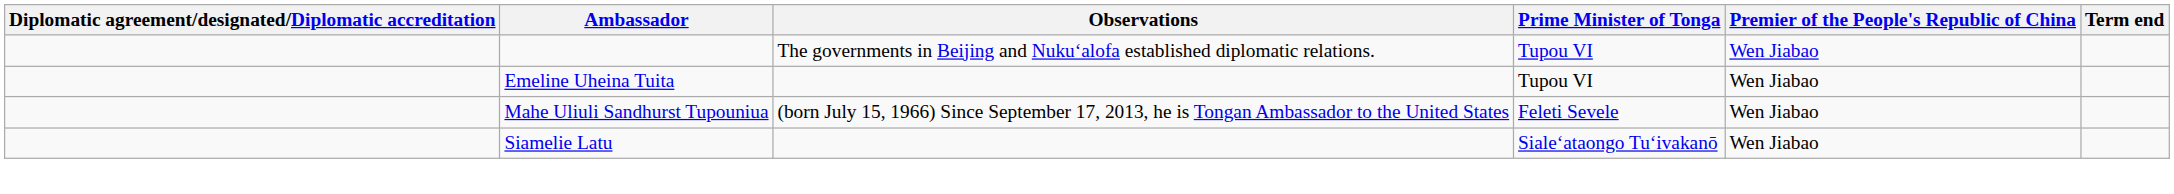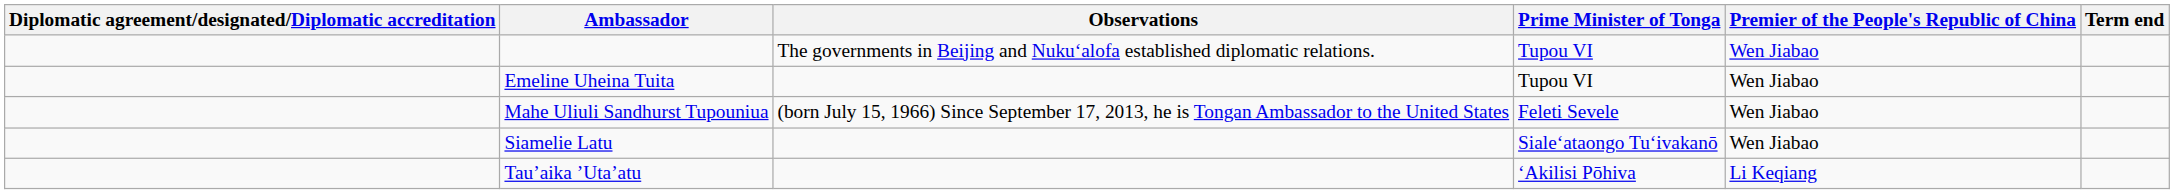+ row: (573, 173)
